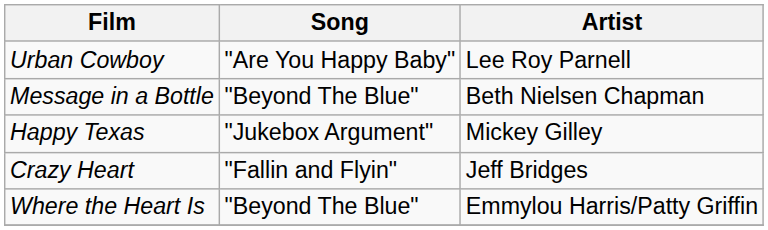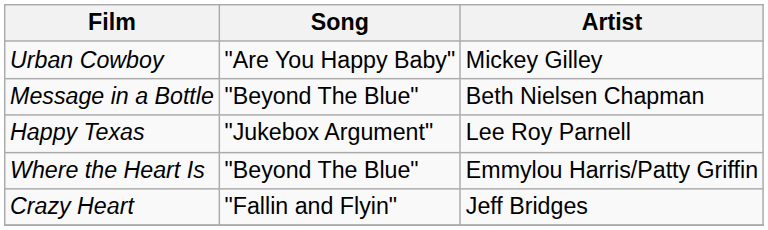(548, 59) Lee Roy Parnell -> (534, 59) Mickey Gilley
(534, 133) Mickey Gilley -> (548, 133) Lee Roy Parnell
rows swapped: (107, 206) <-> (72, 170)
